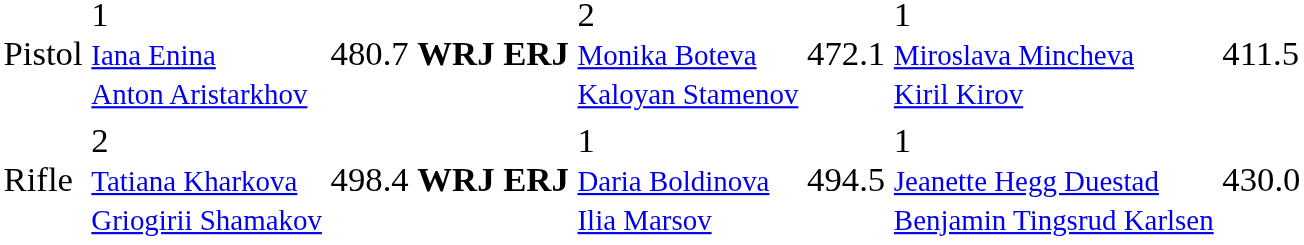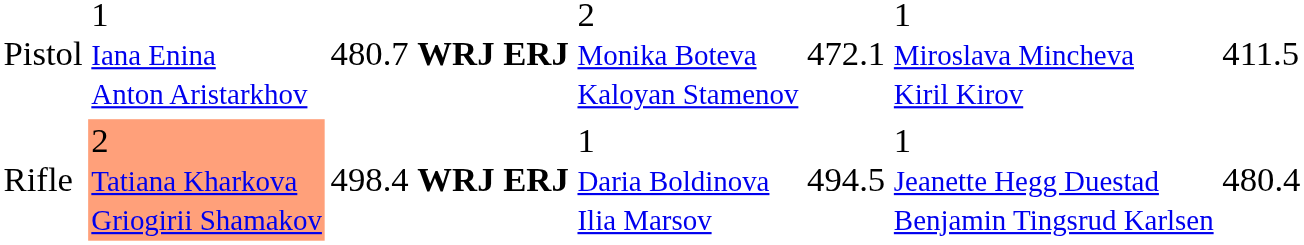(207, 179) no background -> (207, 179) lightsalmon background
(1261, 179) 430.0 -> (1261, 179) 480.4
